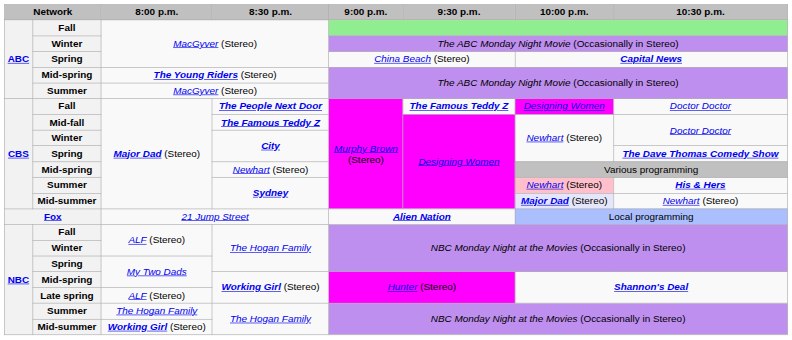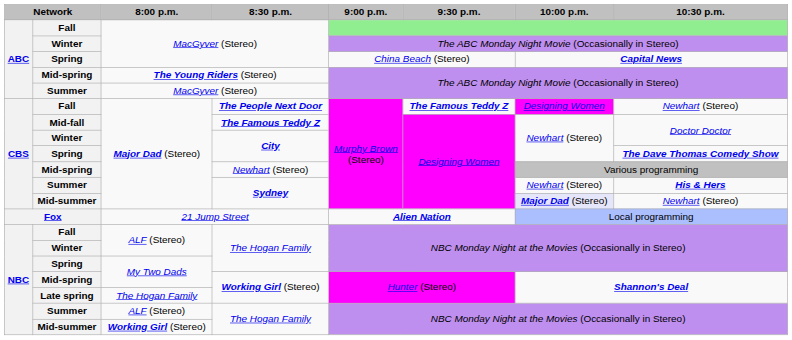(700, 106) Doctor Doctor -> (700, 106) Newhart (Stereo)
(564, 185) pink background -> (564, 185) no background
(157, 295) ALF (Stereo) -> (157, 295) The Hogan Family
(157, 311) The Hogan Family -> (157, 311) ALF (Stereo)
